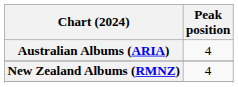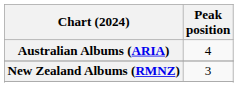(208, 71) 4 -> (208, 71) 3
